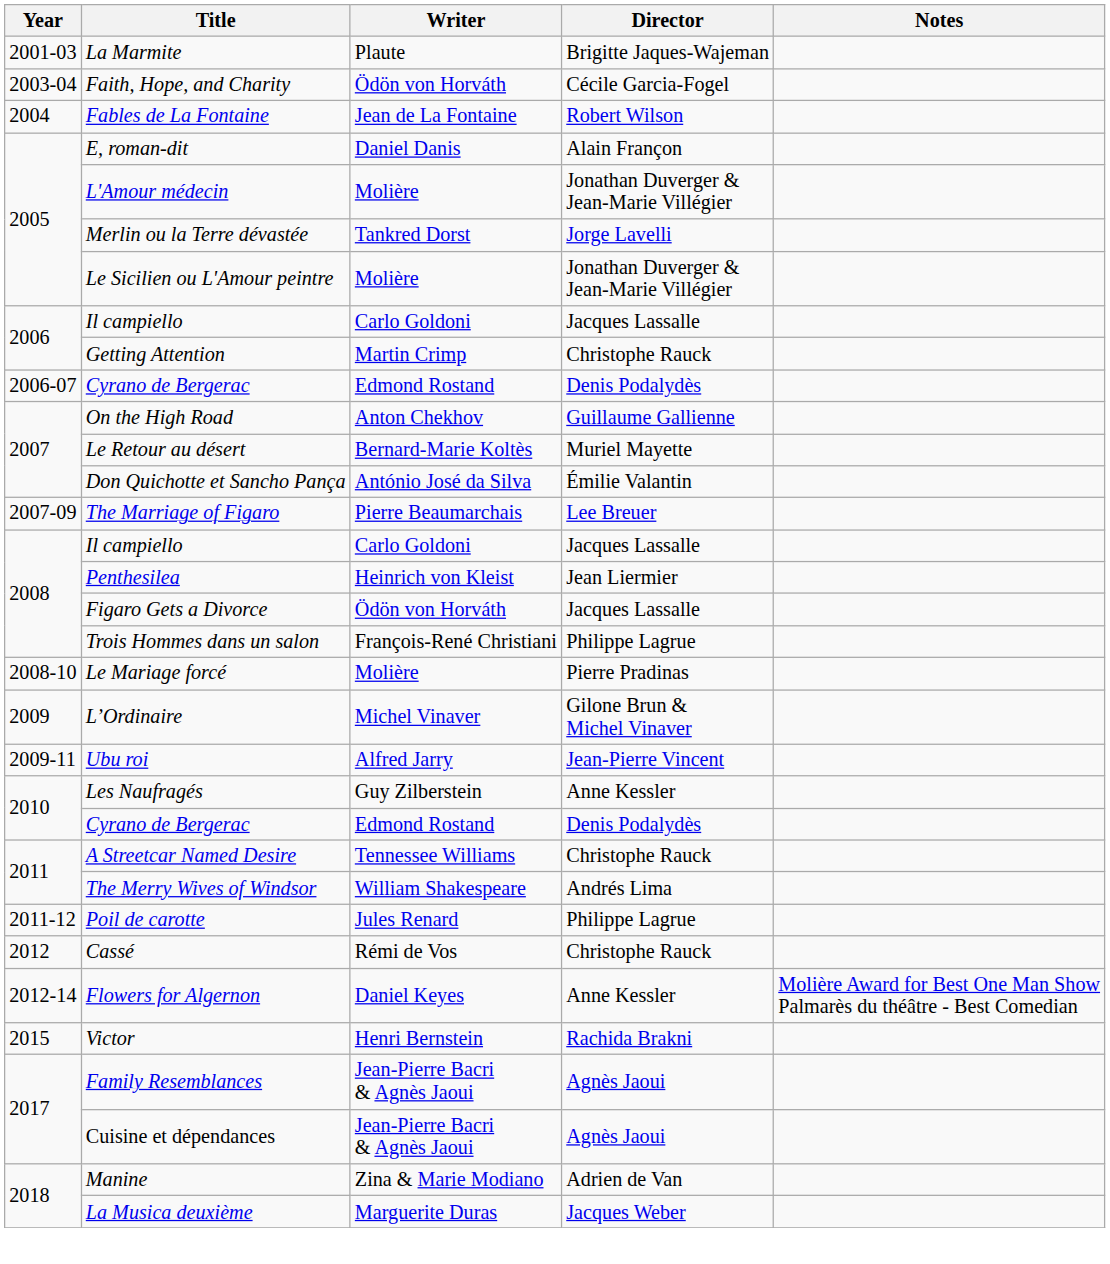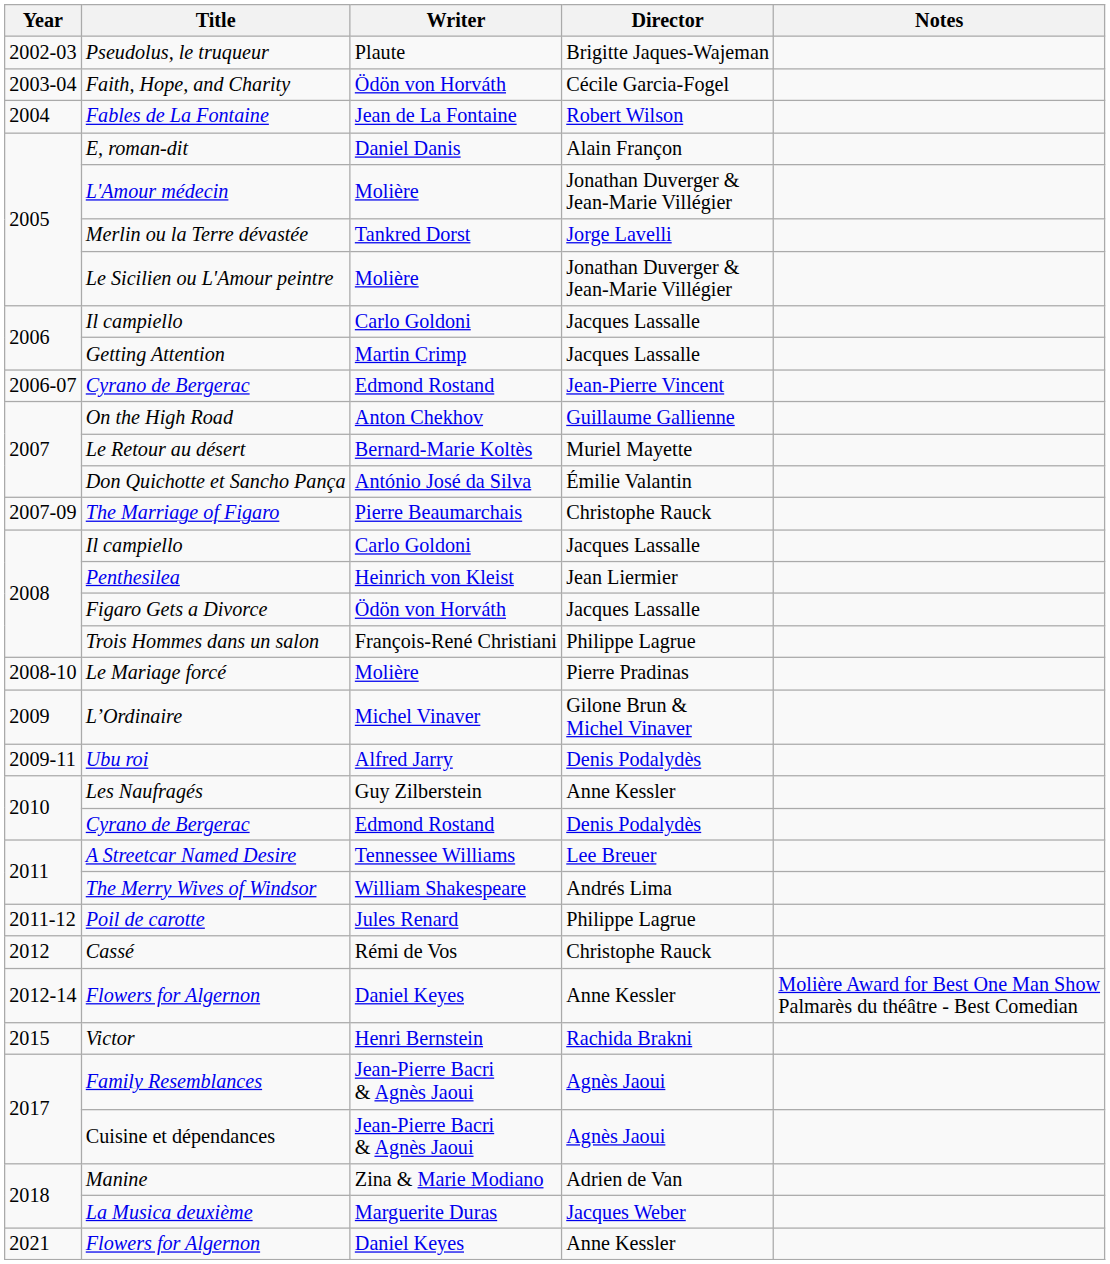- row: (43, 52)
+ row: (43, 52)
(639, 353) Christophe Rauck -> (633, 353) Jacques Lassalle
(634, 385) Denis Podalydès -> (645, 385) Jean-Pierre Vincent
(611, 513) Lee Breuer -> (639, 513) Christophe Rauck
(645, 759) Jean-Pierre Vincent -> (634, 759) Denis Podalydès
(639, 855) Christophe Rauck -> (611, 855) Lee Breuer
+ row: (29, 1243)
